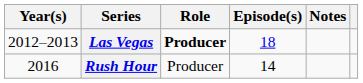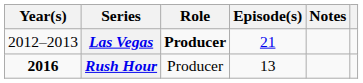(268, 41) 18 -> (268, 41) 21
(43, 66) normal -> (43, 66) bold
(268, 66) 14 -> (268, 66) 13
